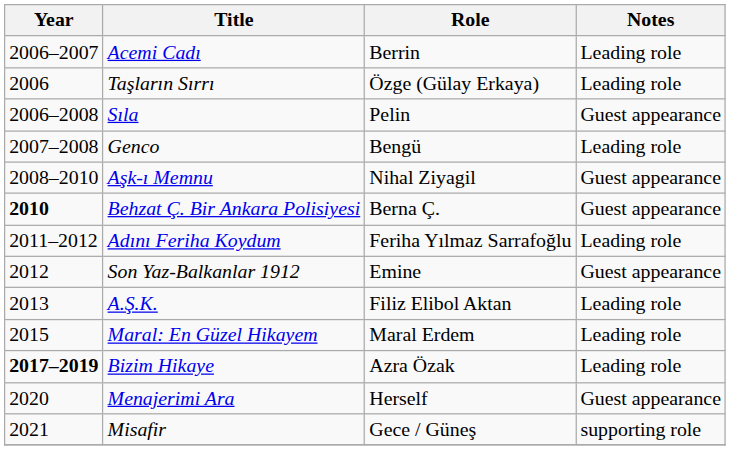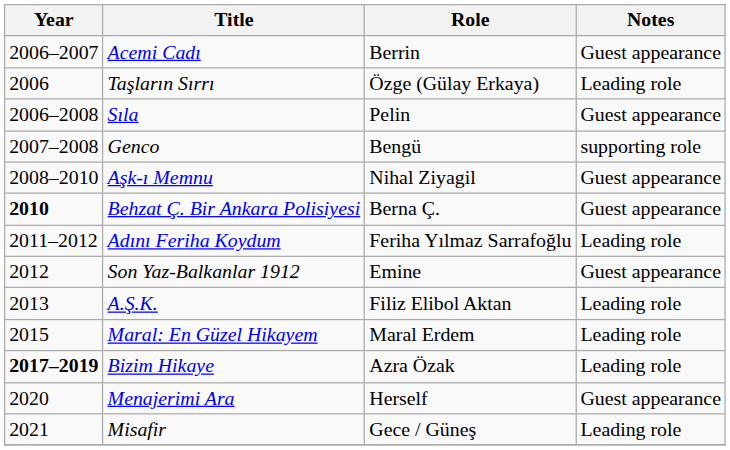(631, 51) Leading role -> (651, 51) Guest appearance
(631, 146) Leading role -> (641, 146) supporting role
(641, 429) supporting role -> (631, 429) Leading role
